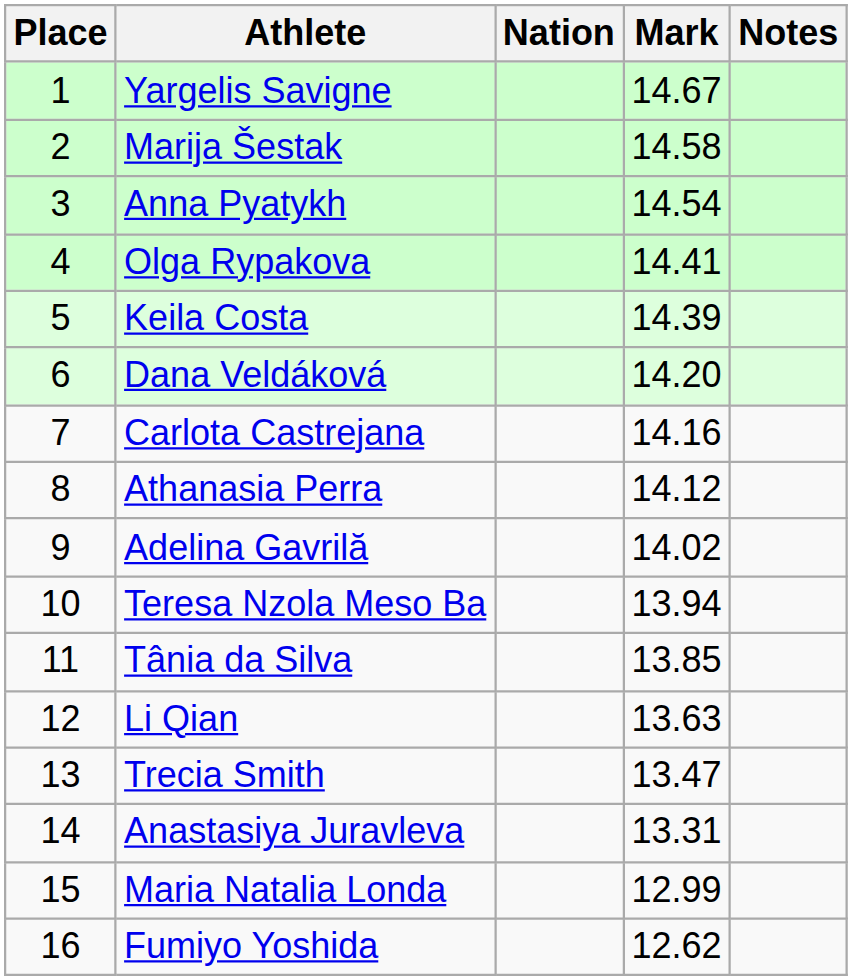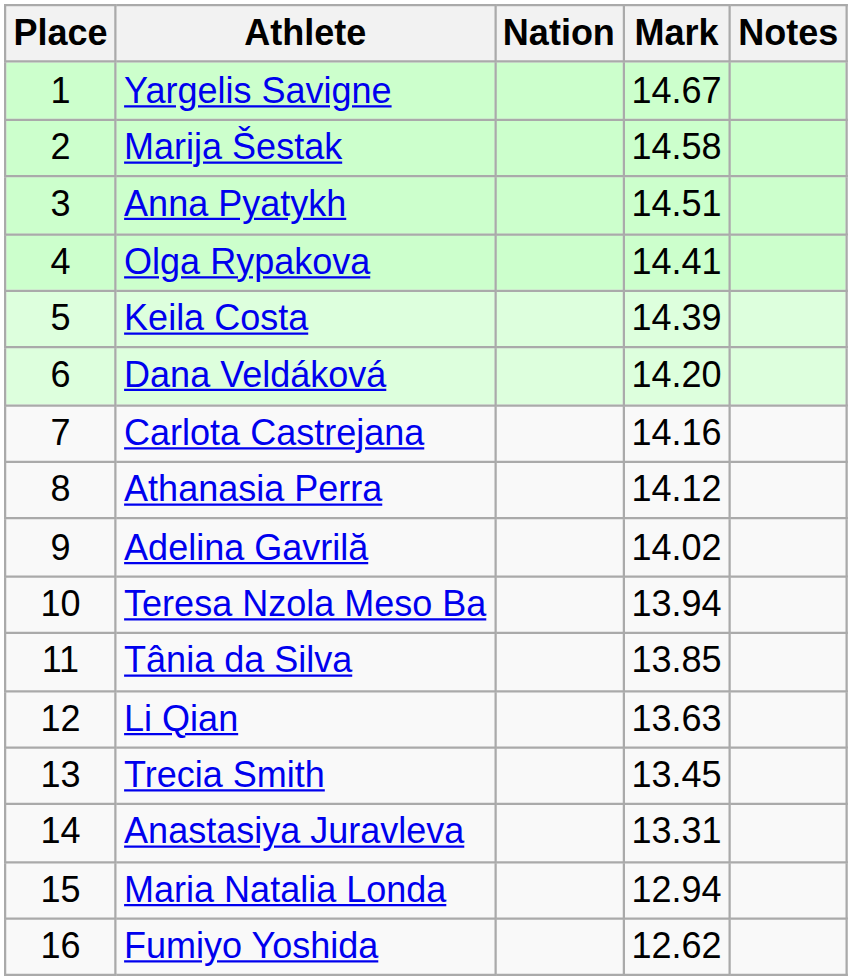(677, 204) 14.54 -> (677, 204) 14.51
(677, 775) 13.47 -> (677, 775) 13.45
(677, 889) 12.99 -> (677, 889) 12.94
